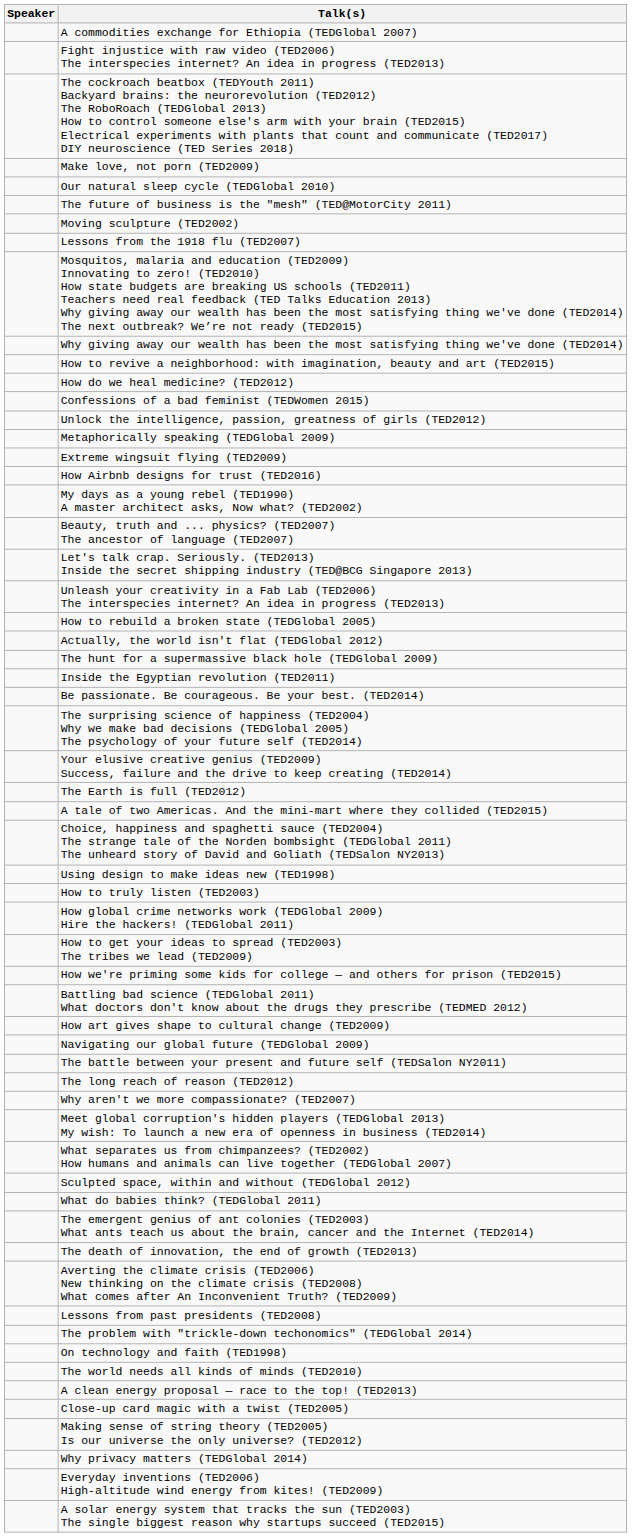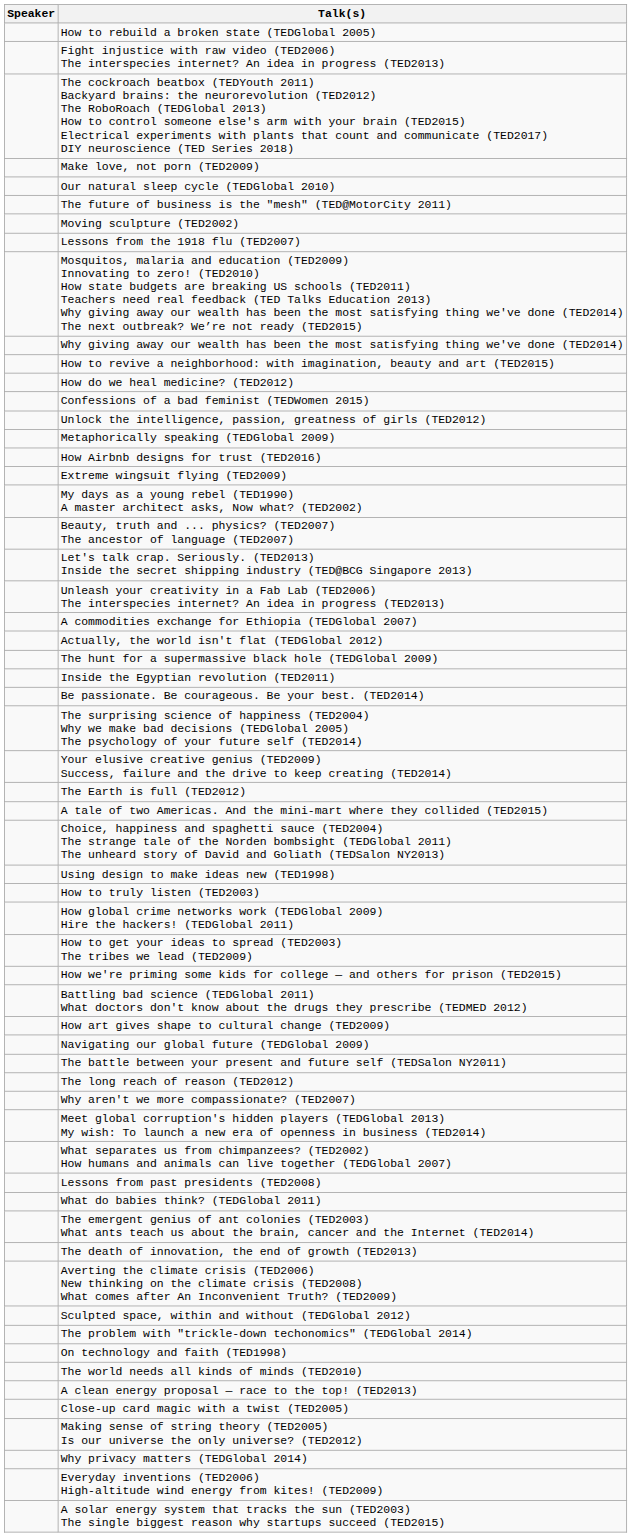rows swapped: (239, 32) <-> (219, 622)
rows swapped: (191, 476) <-> (174, 457)
rows swapped: (191, 1316) <-> (236, 1183)
